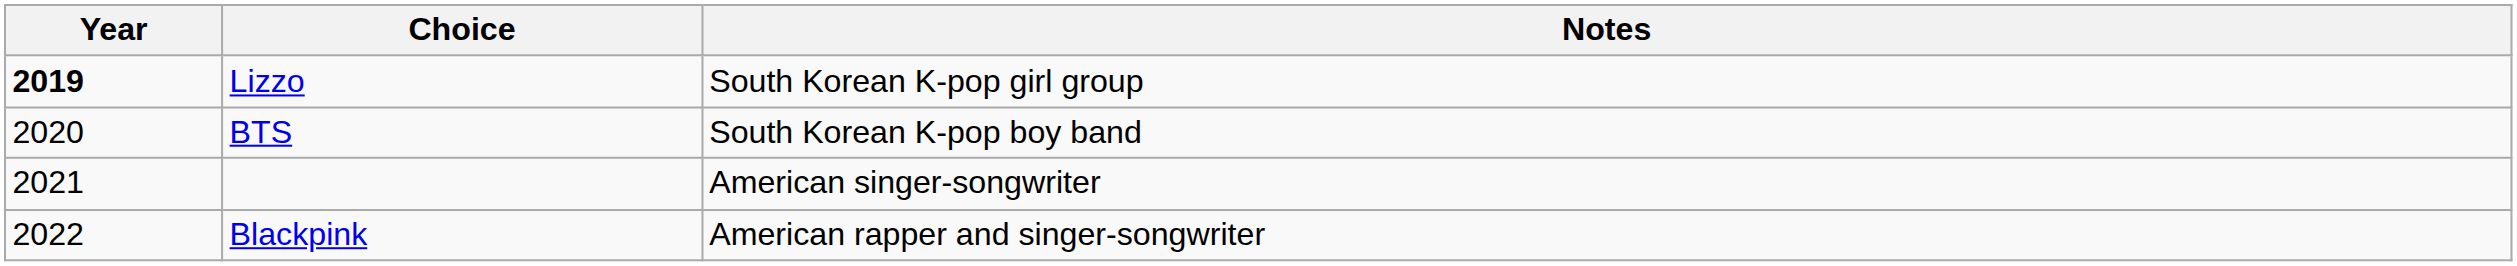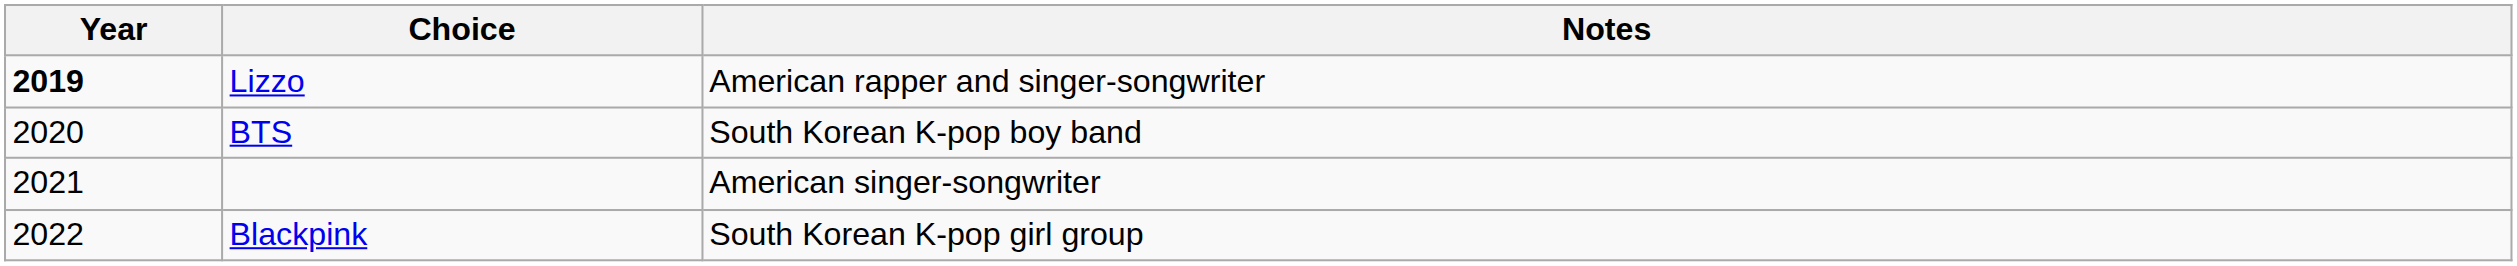(926, 81) South Korean K-pop girl group -> (987, 81) American rapper and singer-songwriter
(987, 234) American rapper and singer-songwriter -> (926, 234) South Korean K-pop girl group
